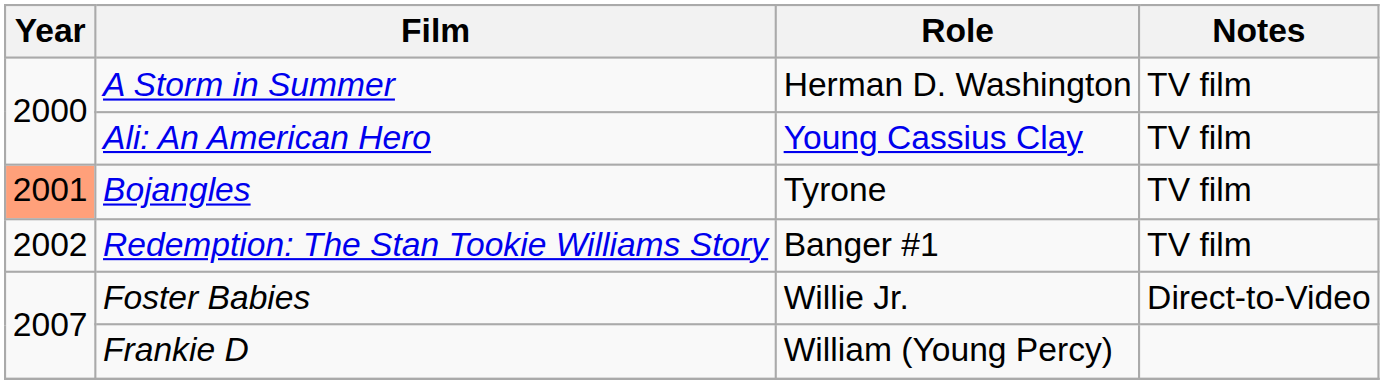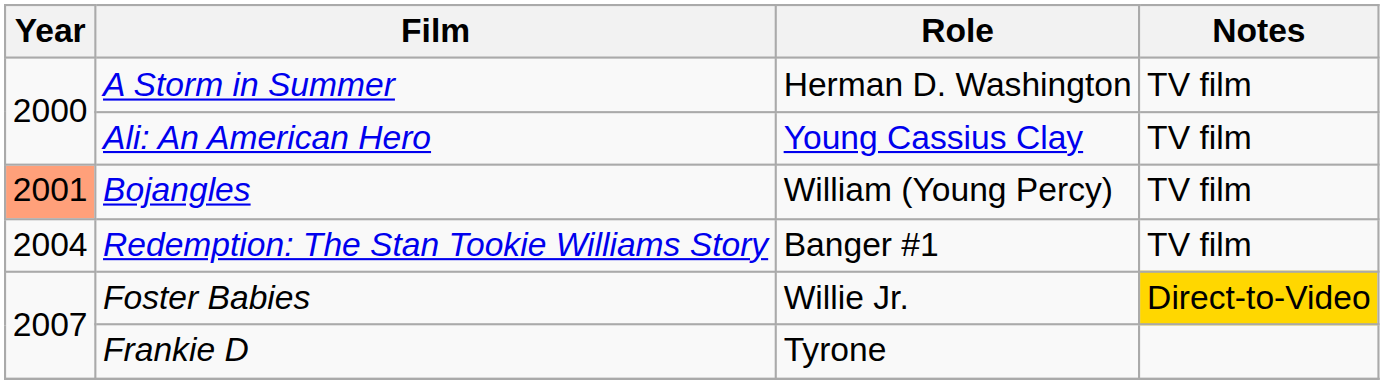(835, 191) Tyrone -> (948, 191) William (Young Percy)
(50, 244) 2002 -> (50, 244) 2004
(1259, 297) no background -> (1259, 297) gold background
(948, 350) William (Young Percy) -> (835, 350) Tyrone
